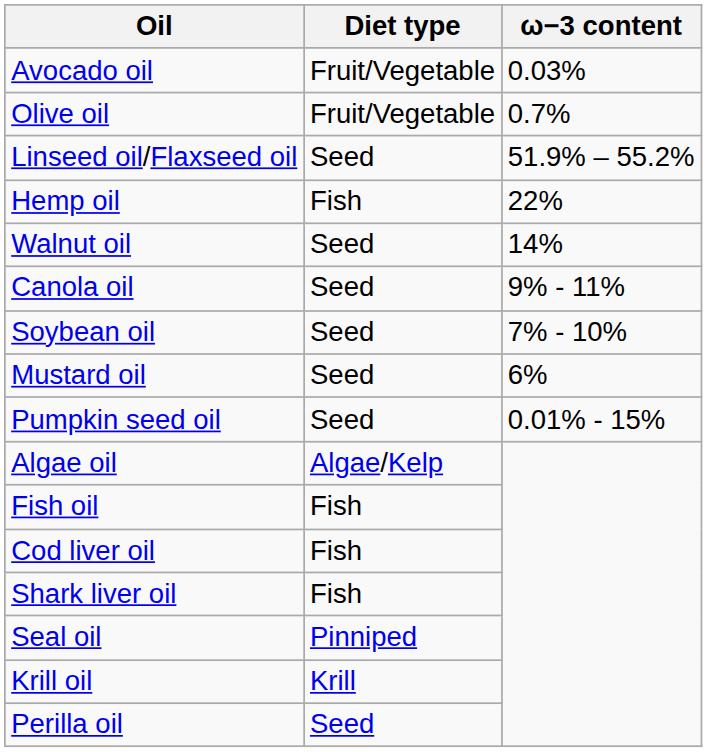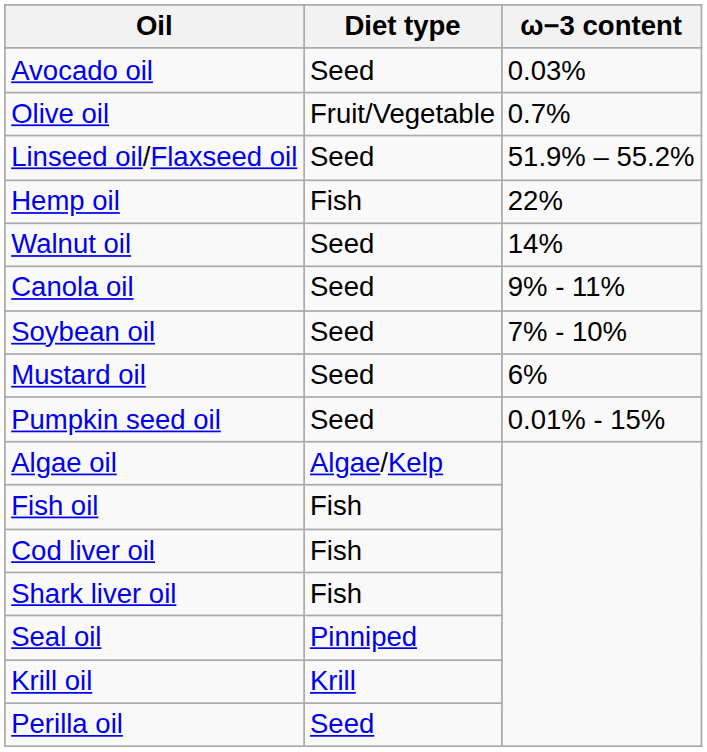(403, 69) Fruit/Vegetable -> (342, 69) Seed
